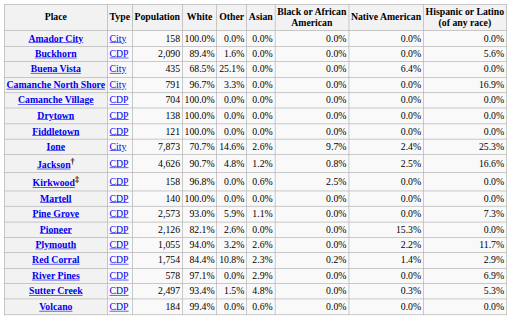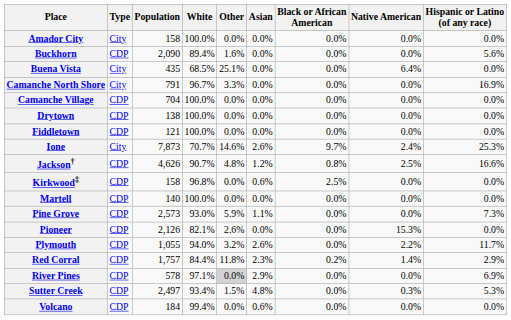(169, 260) 1,754 -> (169, 260) 1,757
(232, 260) 10.8% -> (232, 260) 11.8%
(234, 276) no background -> (234, 276) lightgrey background
